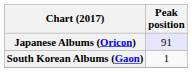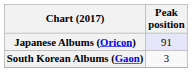(166, 59) 1 -> (166, 59) 3
